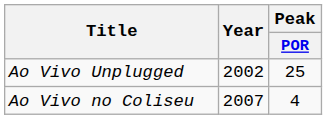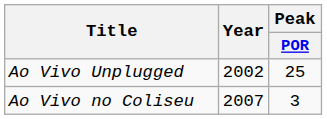(295, 101) 4 -> (295, 101) 3
